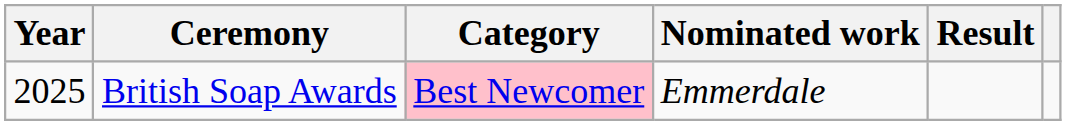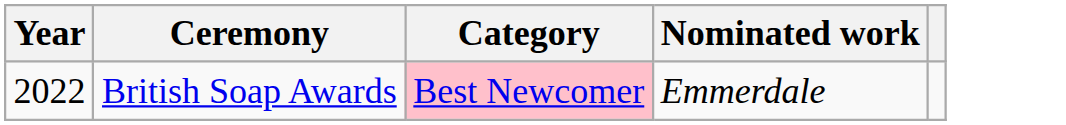- column: (985, 33)
(49, 90) 2025 -> (49, 90) 2022
